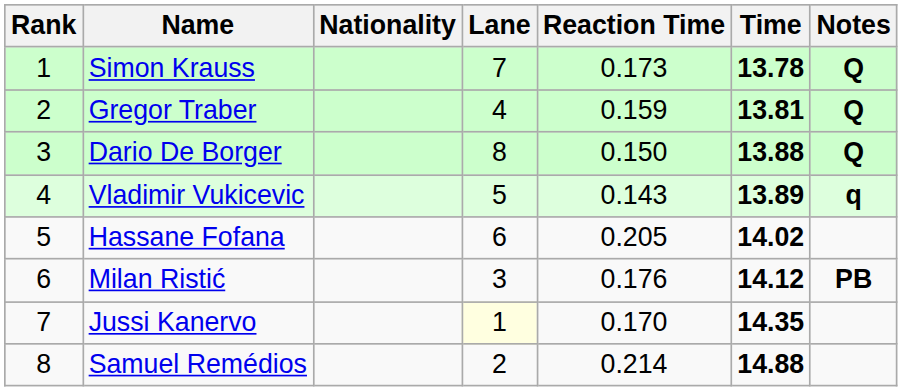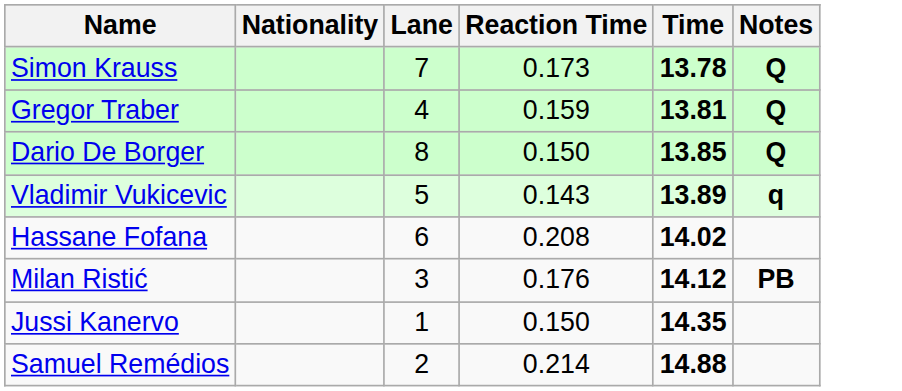- column: (44, 25)
(771, 152) 13.88 -> (693, 152) 13.85
(634, 237) 0.205 -> (556, 237) 0.208
(499, 322) lightyellow background -> (422, 322) no background
(634, 322) 0.170 -> (556, 322) 0.150
